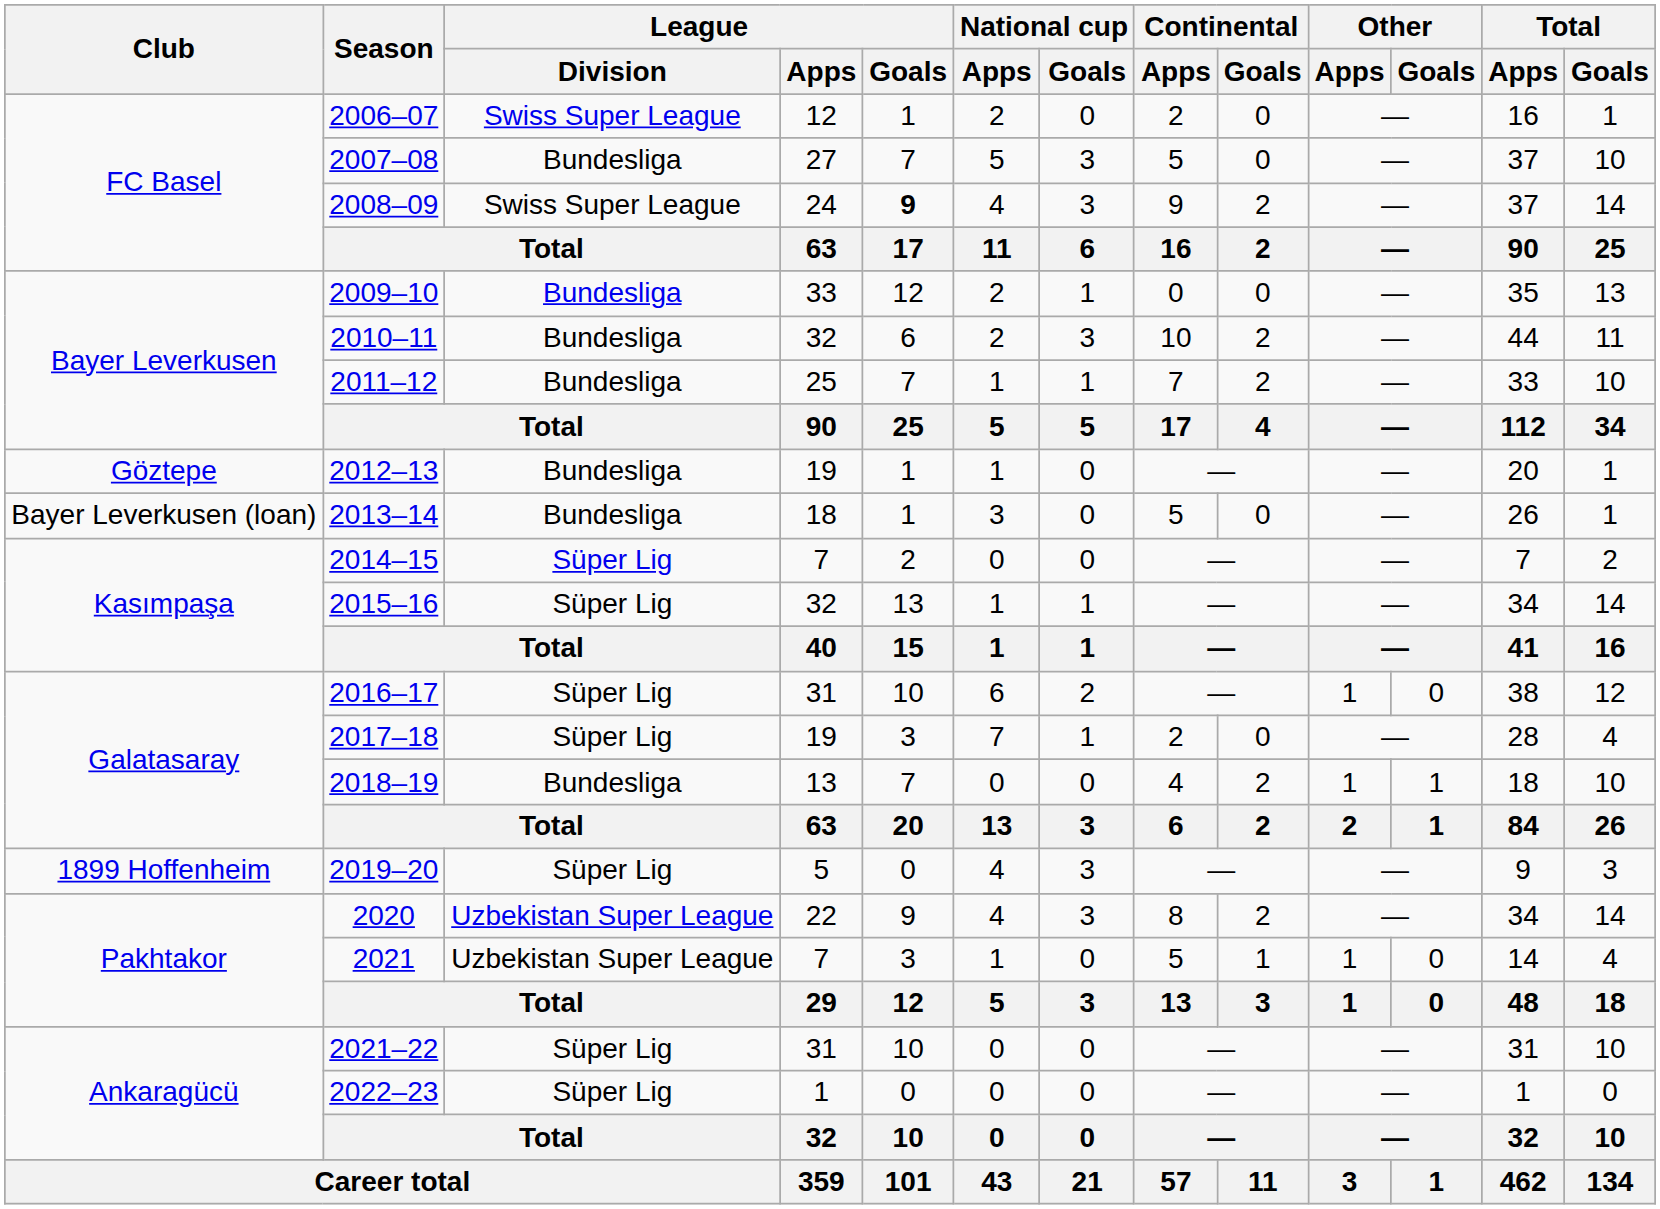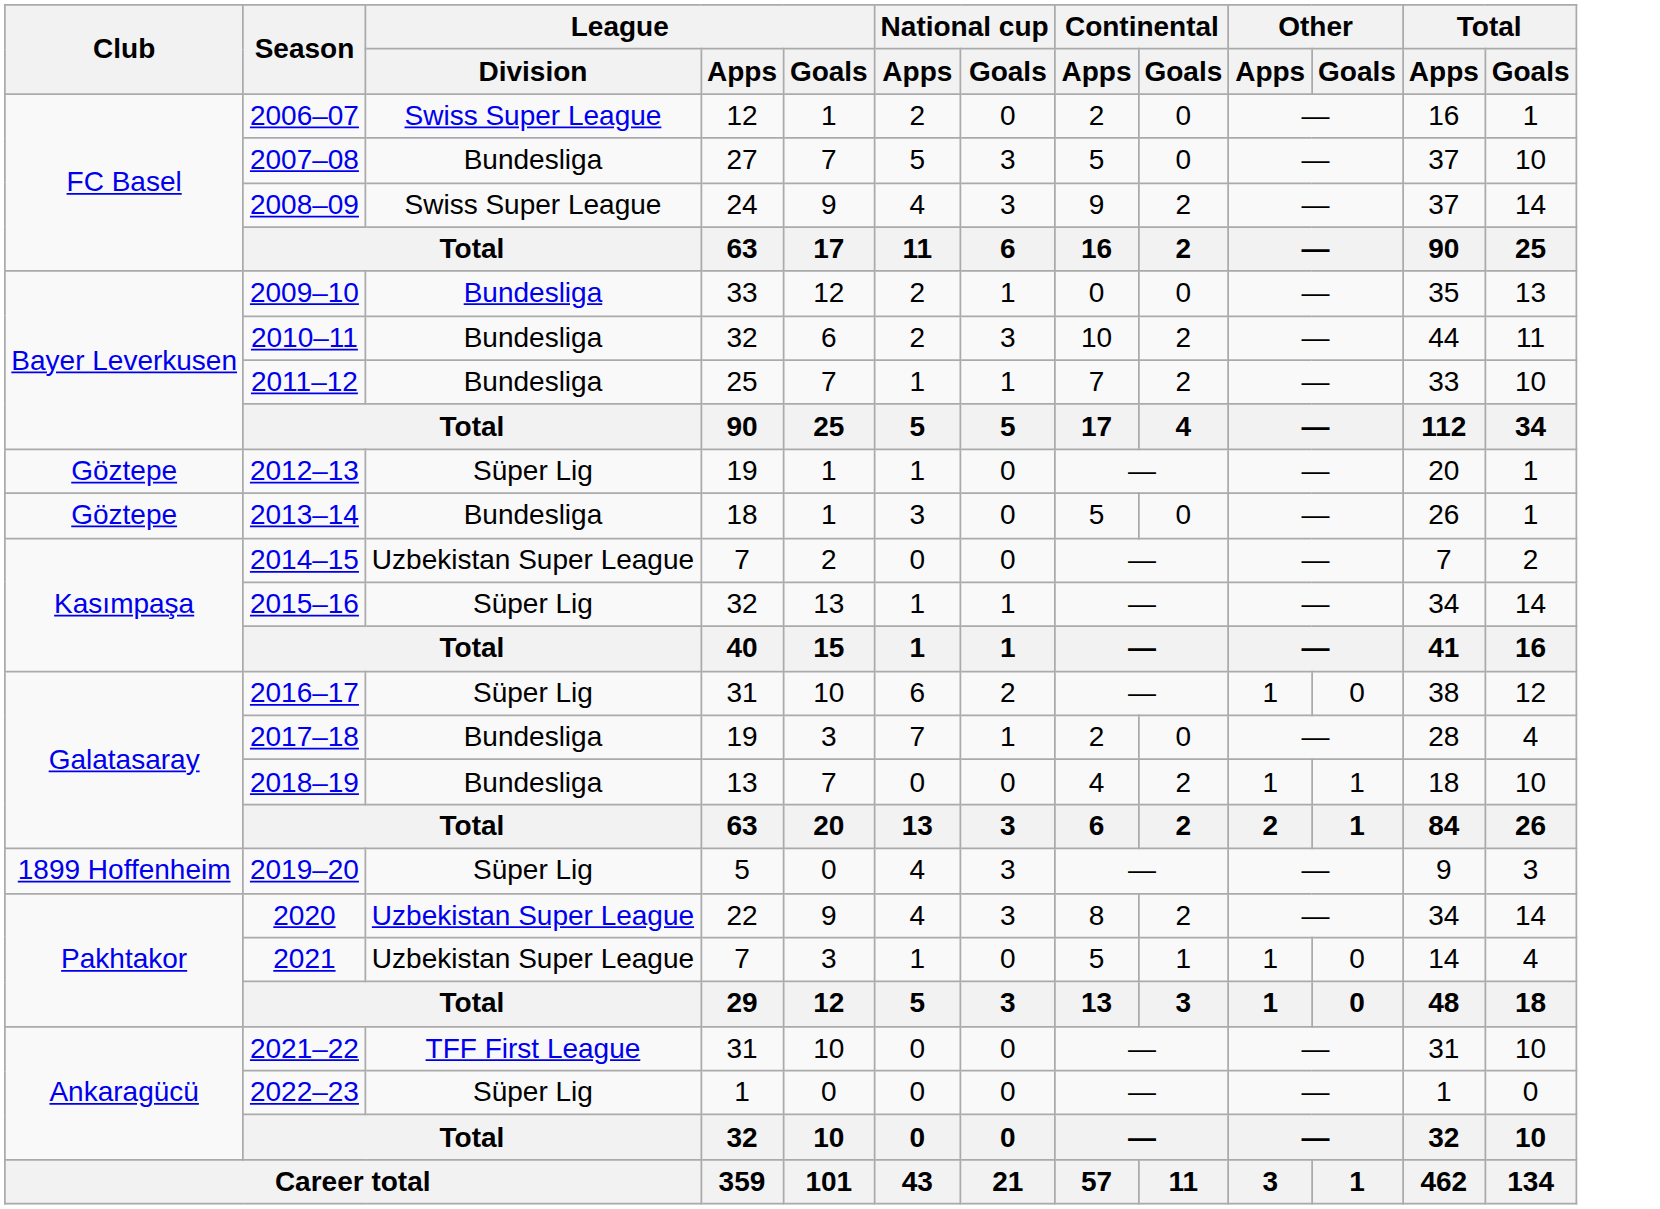(908, 204) bold -> (829, 204) normal
(612, 470) Bundesliga -> (533, 470) Süper Lig
(164, 515) Bayer Leverkusen (loan) -> (124, 515) Göztepe
(612, 559) Süper Lig -> (533, 559) Uzbekistan Super League
(612, 737) Süper Lig -> (533, 737) Bundesliga
(612, 1048) Süper Lig -> (533, 1048) TFF First League
